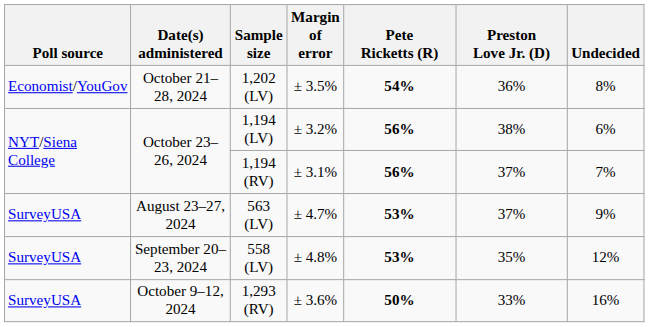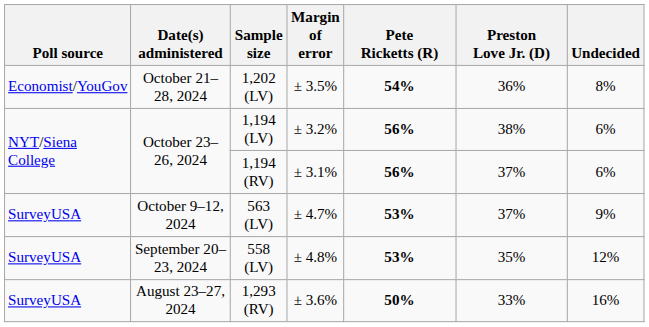(606, 172) 7% -> (606, 172) 6%
(180, 215) August 23–27, 2024 -> (181, 215) October 9–12, 2024
(181, 300) October 9–12, 2024 -> (180, 300) August 23–27, 2024
